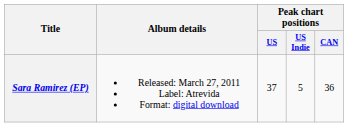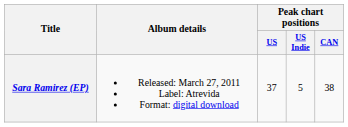(329, 88) 36 -> (329, 88) 38
